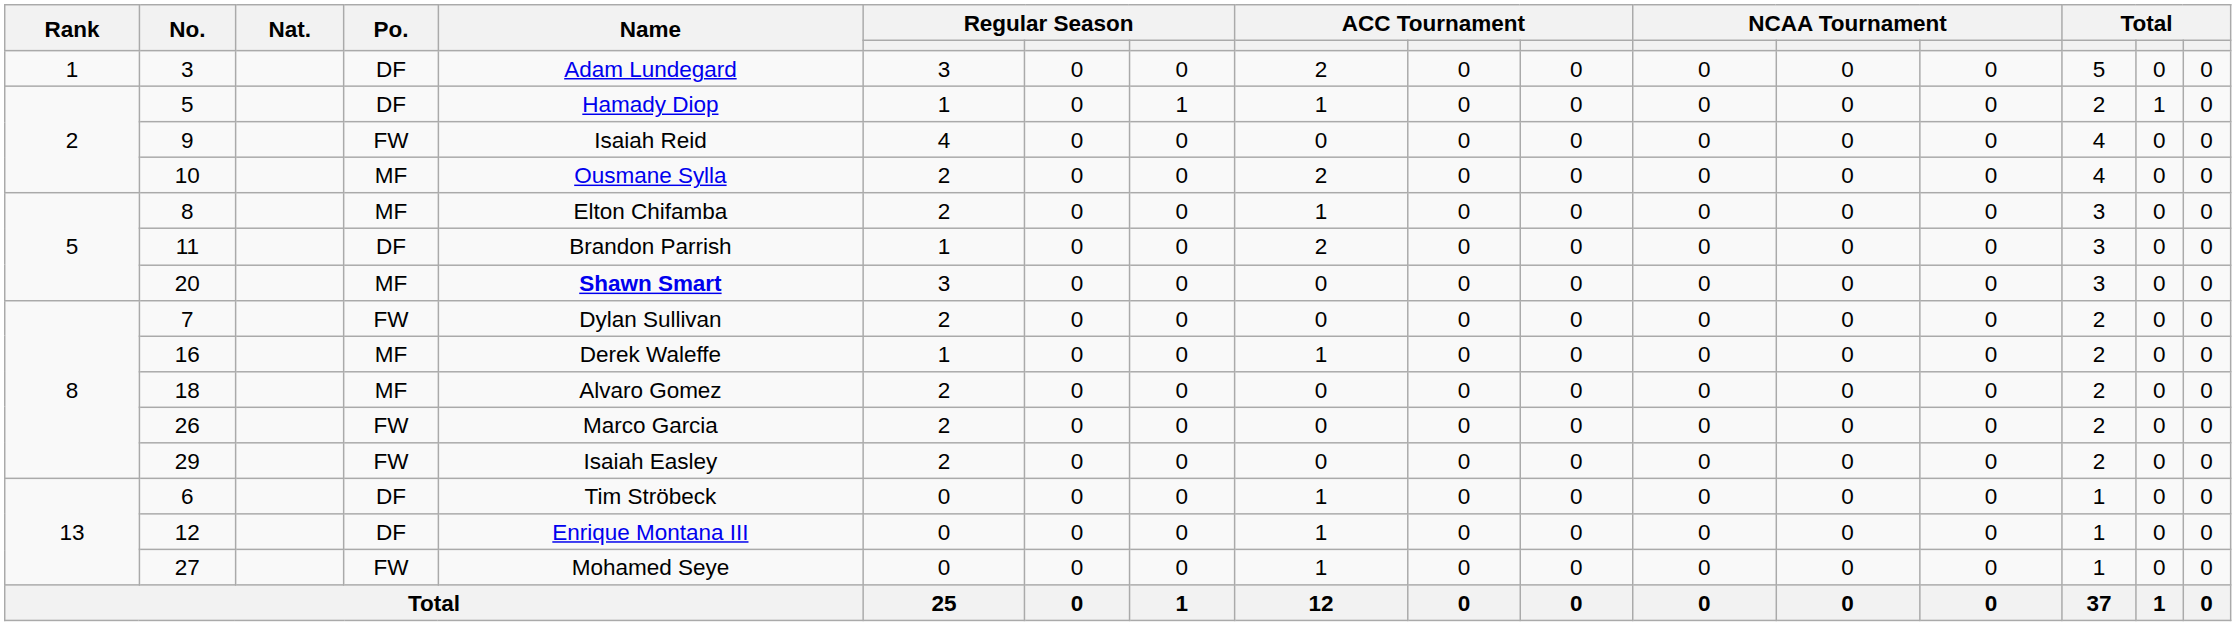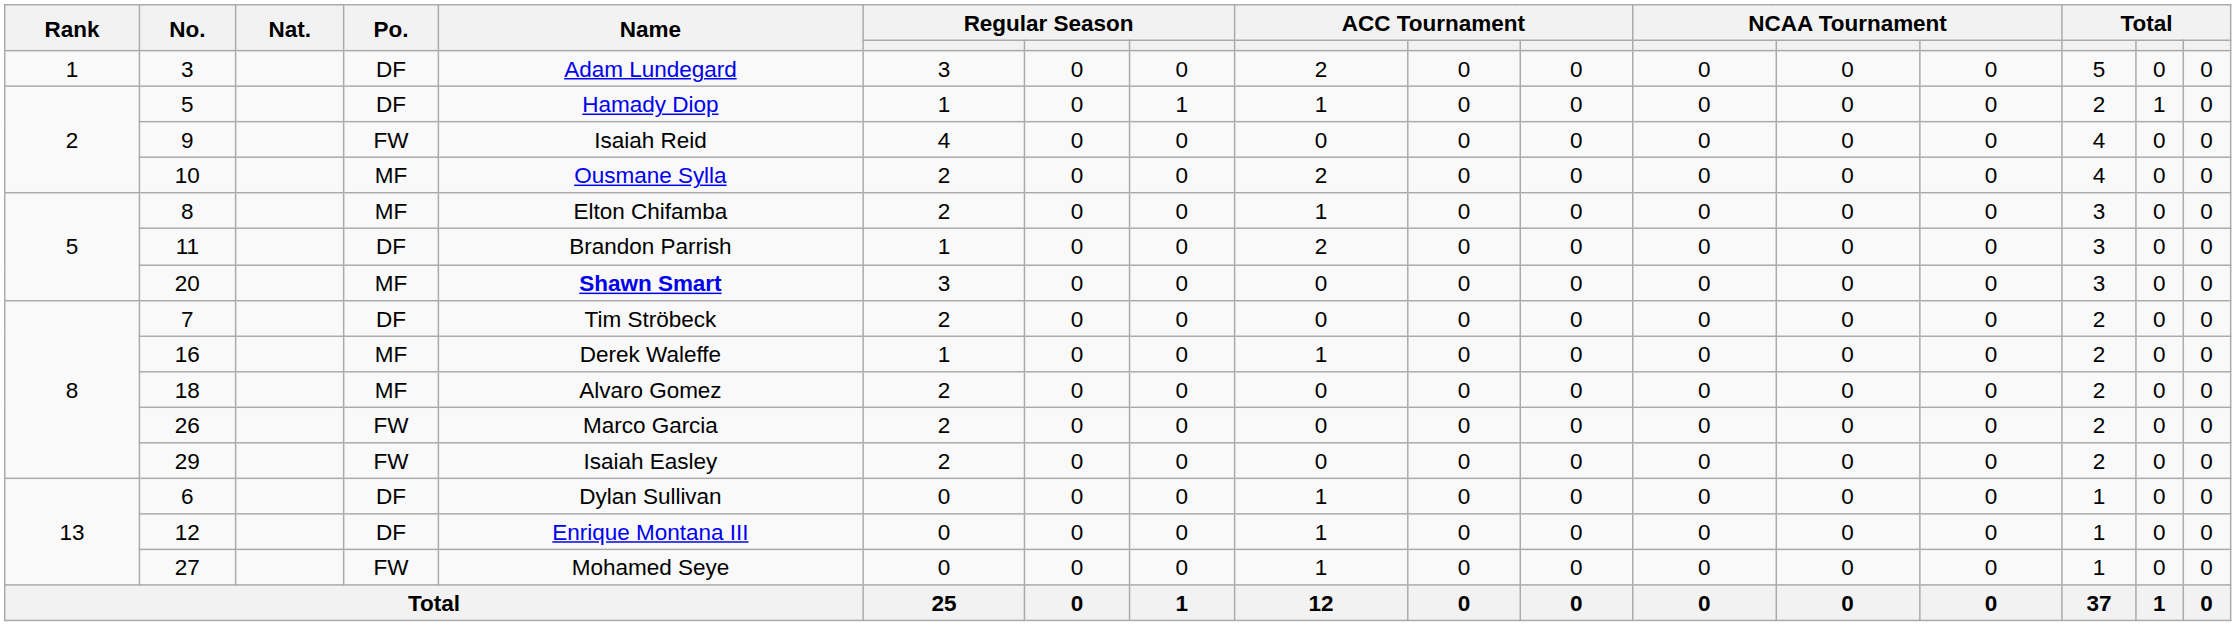(391, 318) FW -> (391, 318) DF
(650, 318) Dylan Sullivan -> (650, 318) Tim Ströbeck
(650, 496) Tim Ströbeck -> (650, 496) Dylan Sullivan
